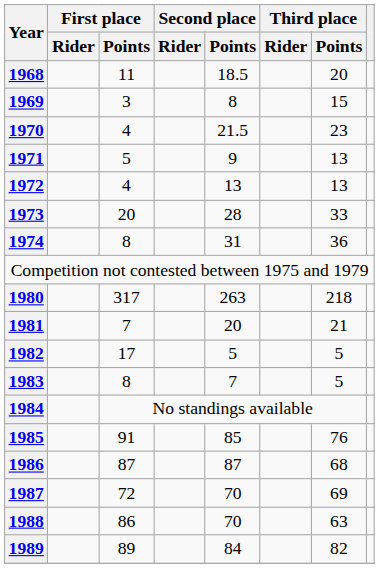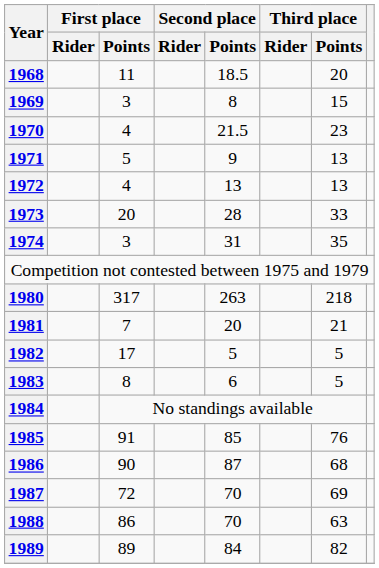(127, 241) 8 -> (127, 241) 3
(339, 241) 36 -> (339, 241) 35
(233, 381) 7 -> (233, 381) 6
(127, 465) 87 -> (127, 465) 90
